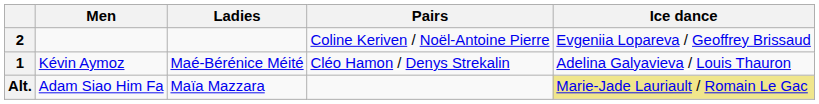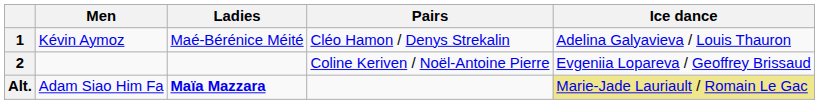rows swapped: (20, 63) <-> (20, 39)
(218, 87) normal -> (218, 87) bold
